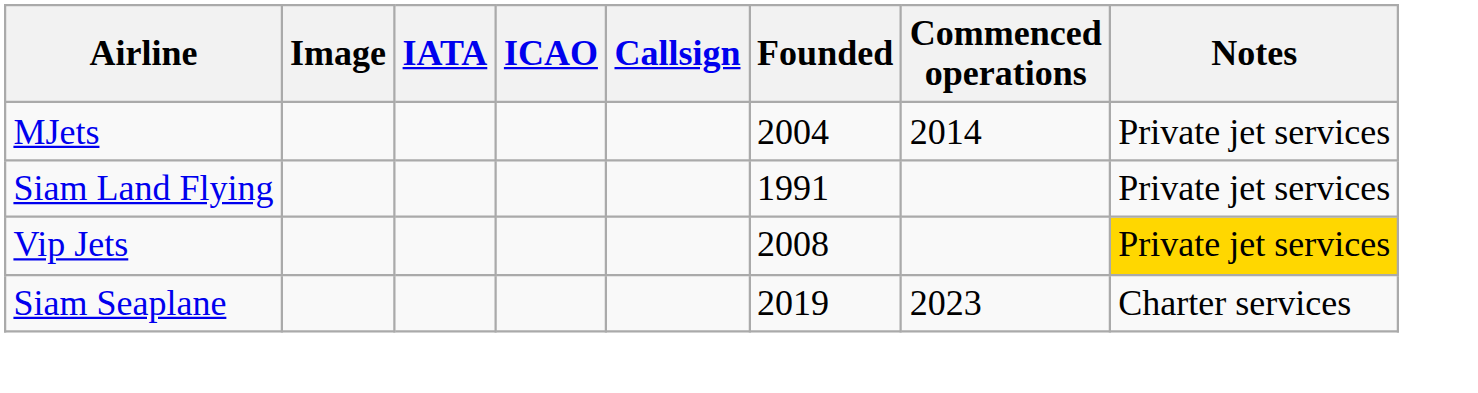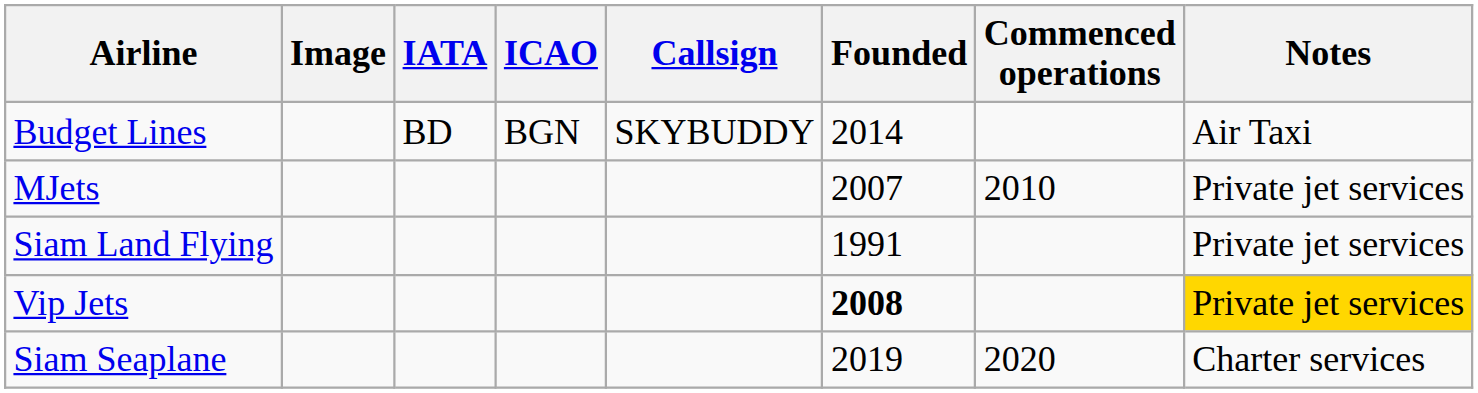+ row: (110, 130)
(793, 130) 2004 -> (867, 187) 2007
(946, 130) 2014 -> (1020, 187) 2010
(793, 244) normal -> (867, 301) bold
(946, 301) 2023 -> (1020, 359) 2020
